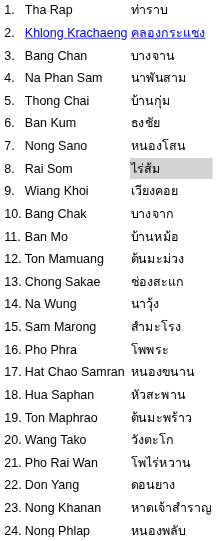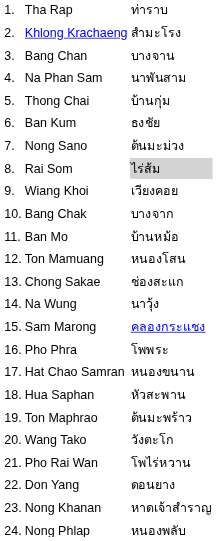(168, 33) คลองกระแชง -> (156, 33) สำมะโรง
(158, 146) หนองโสน -> (158, 146) ต้นมะม่วง
(158, 259) ต้นมะม่วง -> (158, 259) หนองโสน
(156, 327) สำมะโรง -> (168, 327) คลองกระแชง
